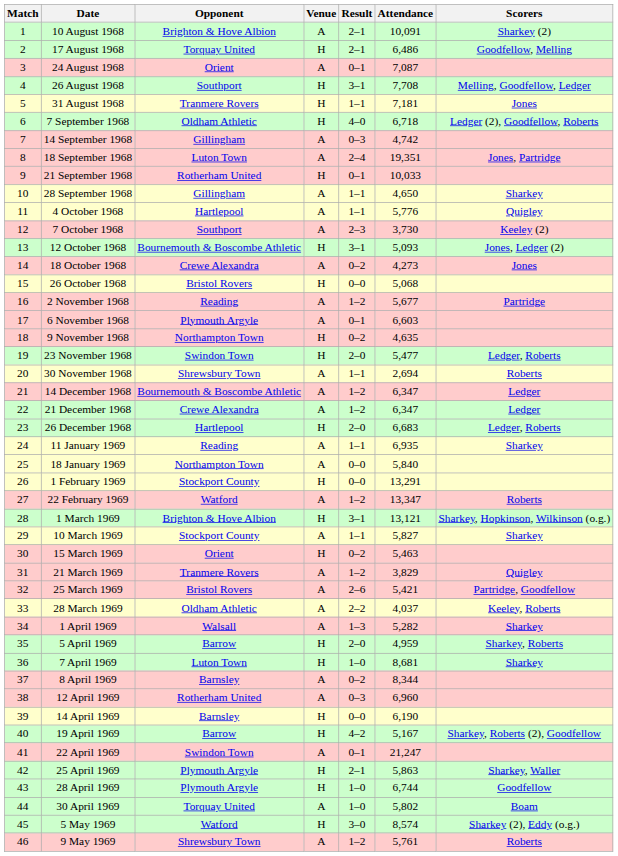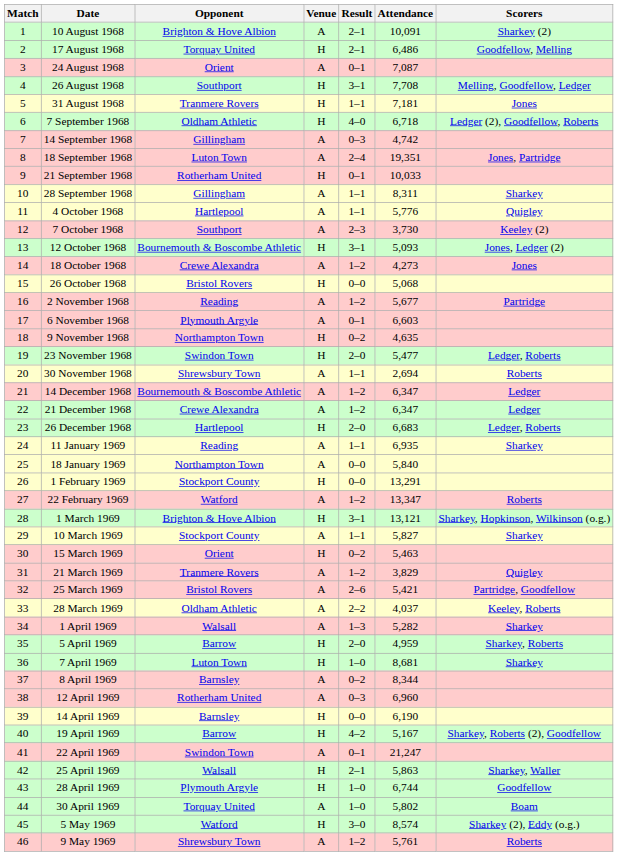(405, 193) 4,650 -> (405, 193) 8,311
(357, 265) 0–2 -> (357, 265) 1–2
(219, 770) Plymouth Argyle -> (219, 770) Walsall
